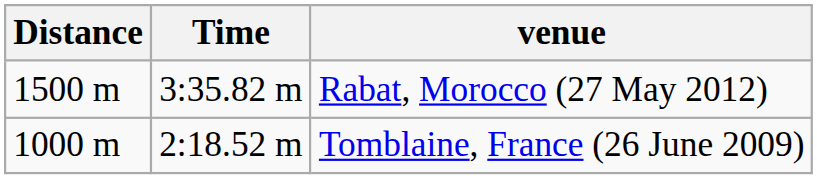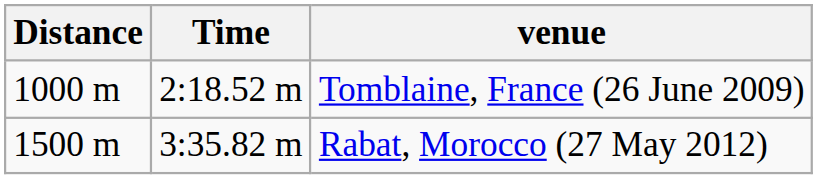rows swapped: (562, 144) <-> (543, 88)
